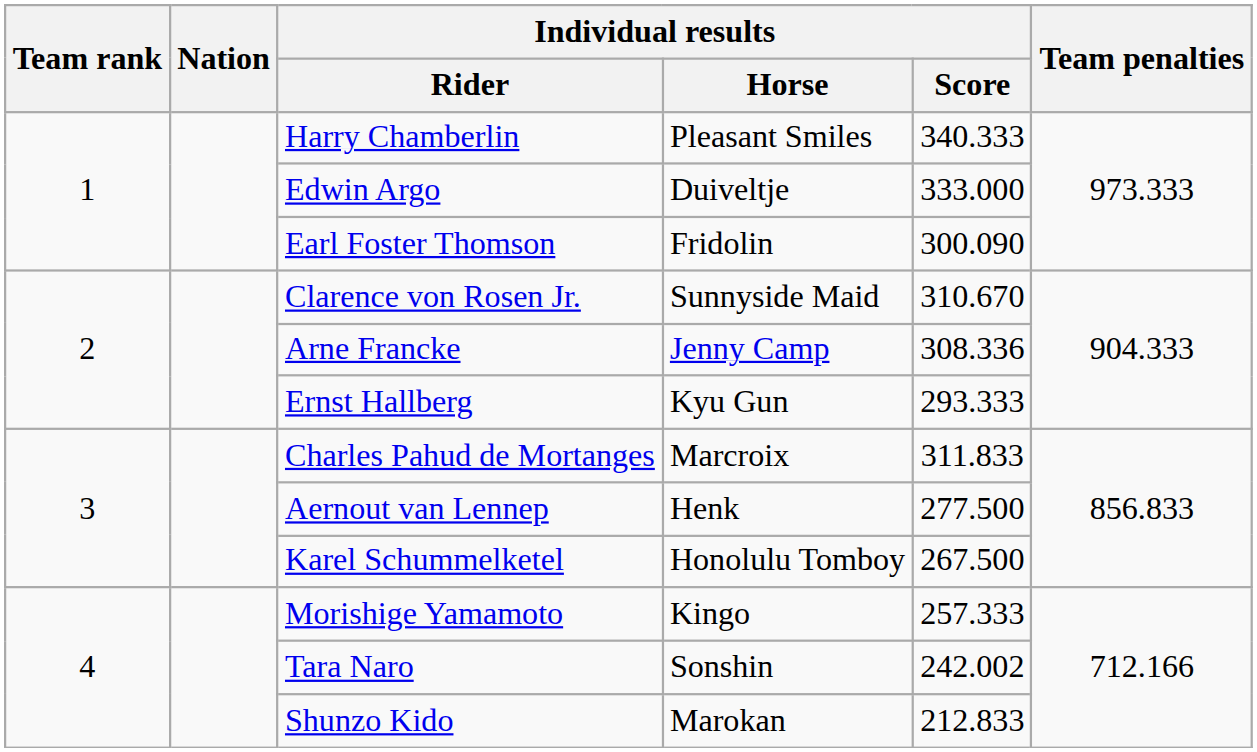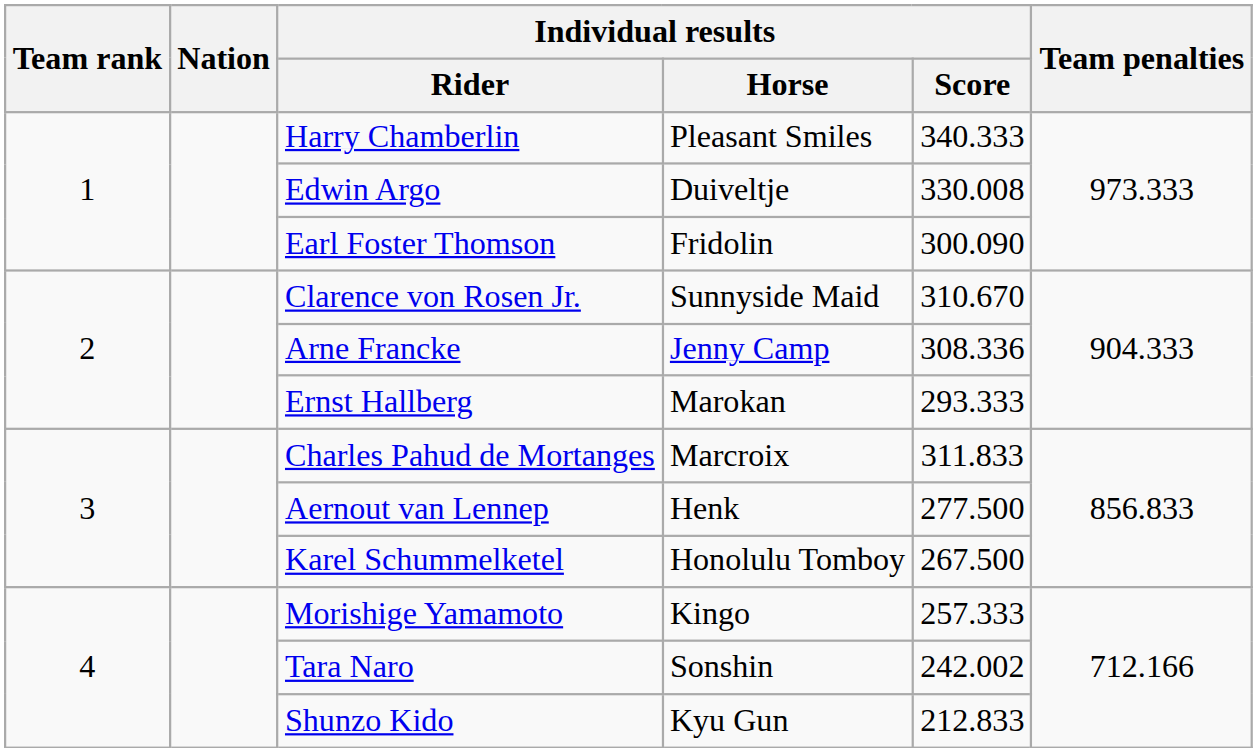(972, 190) 333.000 -> (972, 190) 330.008
(729, 402) Kyu Gun -> (728, 402) Marokan
(728, 719) Marokan -> (729, 719) Kyu Gun
